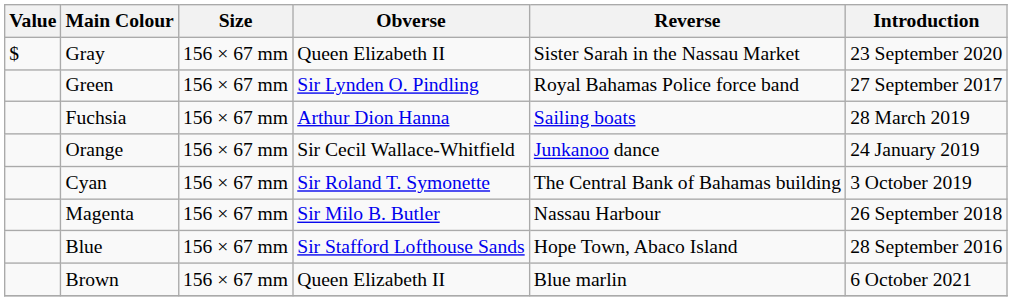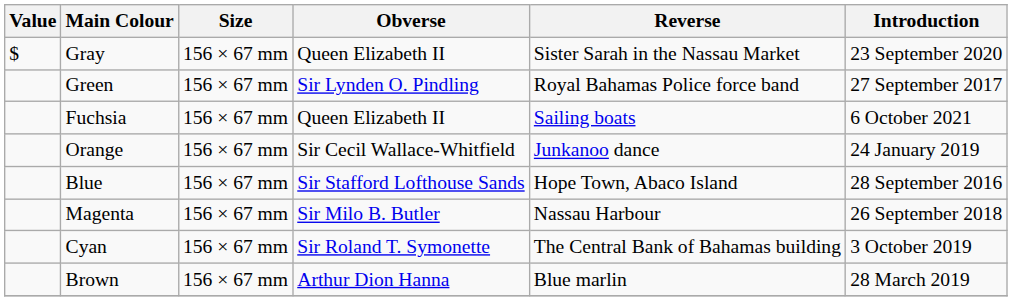(373, 117) Arthur Dion Hanna -> (371, 117) Queen Elizabeth II
(910, 117) 28 March 2019 -> (911, 117) 6 October 2021
rows swapped: (84, 247) <-> (86, 182)
(371, 279) Queen Elizabeth II -> (373, 279) Arthur Dion Hanna
(911, 279) 6 October 2021 -> (910, 279) 28 March 2019
